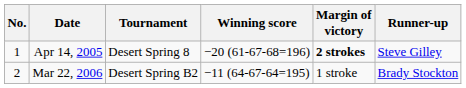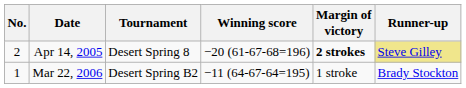(17, 51) 1 -> (17, 51) 2
(410, 51) no background -> (410, 51) khaki background
(17, 73) 2 -> (17, 73) 1
